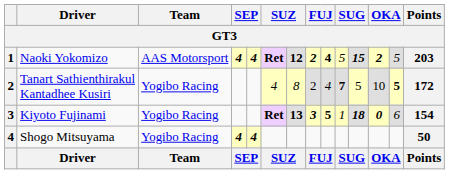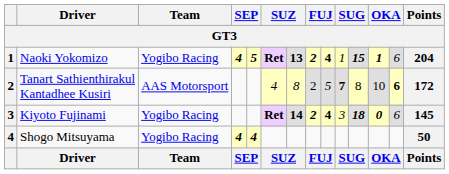(185, 57) AAS Motorsport -> (180, 57) Yogibo Racing
(254, 57) 4 -> (254, 57) 5
(296, 57) 12 -> (296, 57) 13
(342, 57) 5 -> (342, 57) 1
(379, 57) 2 -> (379, 57) 1
(397, 57) 5 -> (397, 57) 6
(424, 57) 203 -> (424, 57) 204
(180, 86) Yogibo Racing -> (185, 86) AAS Motorsport
(328, 86) 4 -> (328, 86) 5
(358, 86) 5 -> (358, 86) 8
(397, 86) 5 -> (397, 86) 6
(296, 115) 13 -> (296, 115) 14
(313, 115) 3 -> (313, 115) 2
(328, 115) 5 -> (328, 115) 4
(342, 115) 1 -> (342, 115) 3
(424, 115) 154 -> (424, 115) 145
